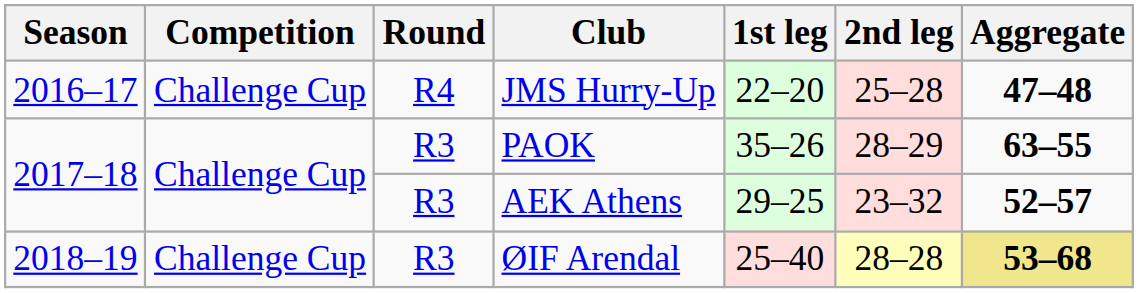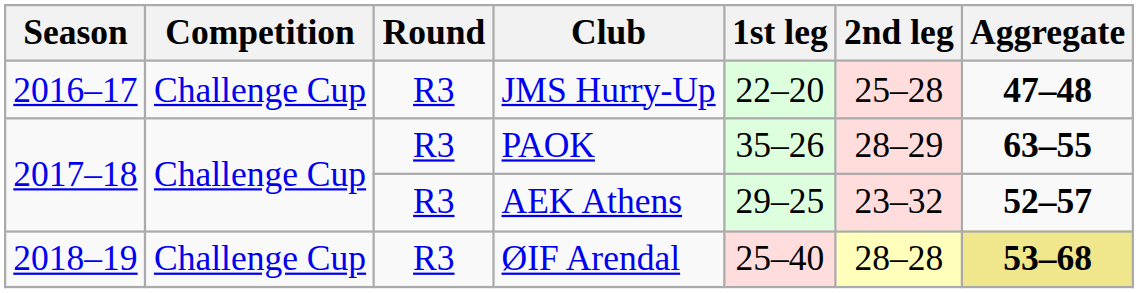(434, 88) R4 -> (434, 88) R3
